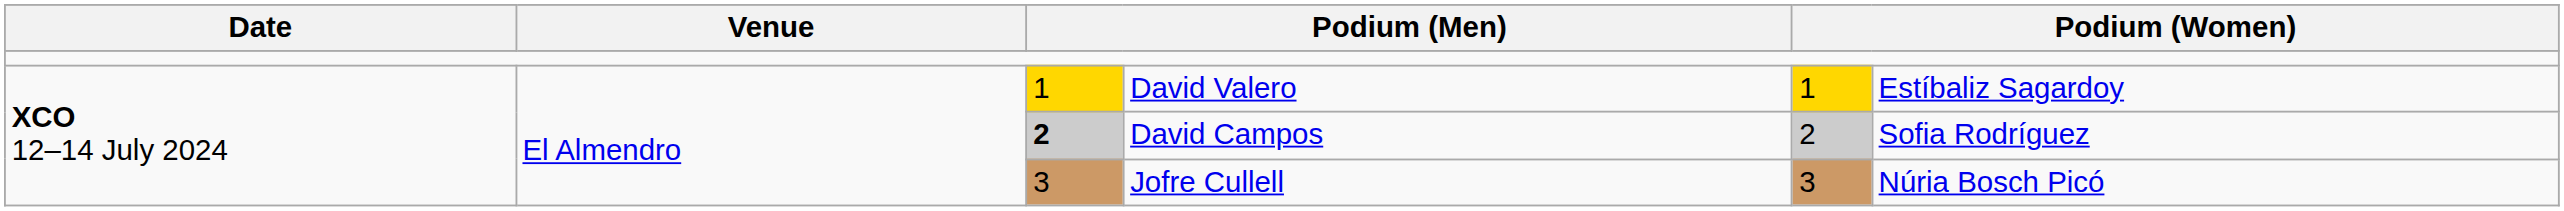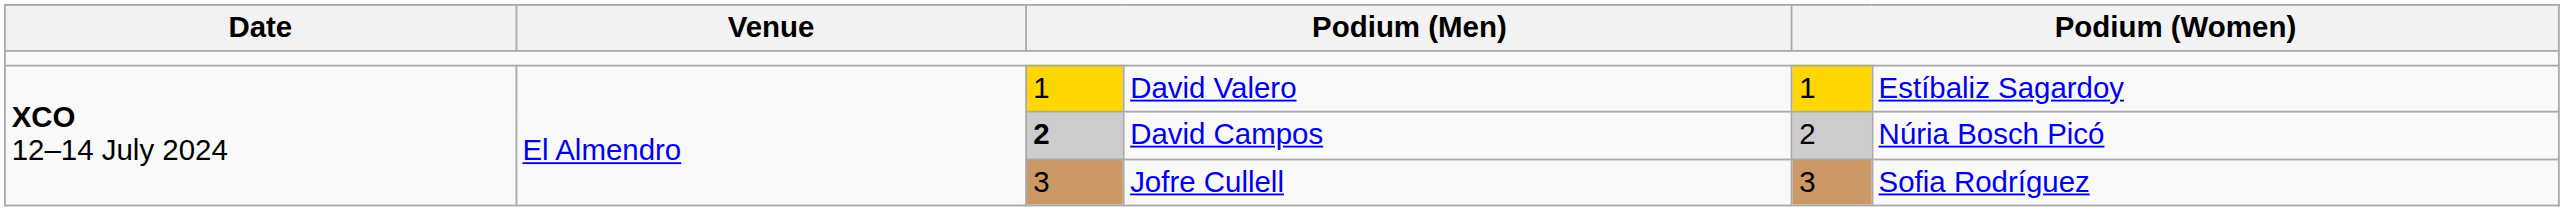(1984, 134) Sofia Rodríguez -> (1992, 134) Núria Bosch Picó
(1992, 181) Núria Bosch Picó -> (1984, 181) Sofia Rodríguez
